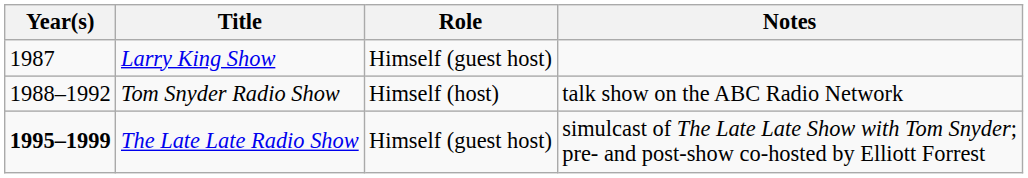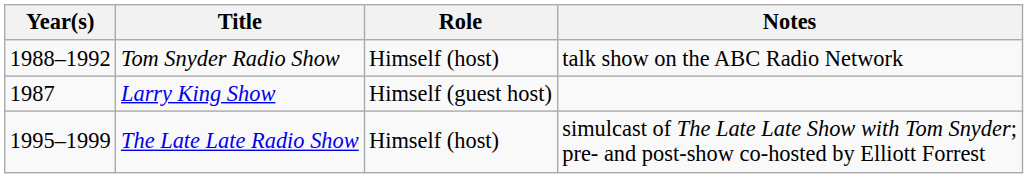rows swapped: (198, 57) <-> (230, 93)
(60, 141) bold -> (60, 141) normal
(460, 141) Himself (guest host) -> (434, 141) Himself (host)
